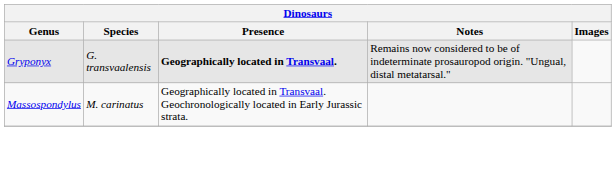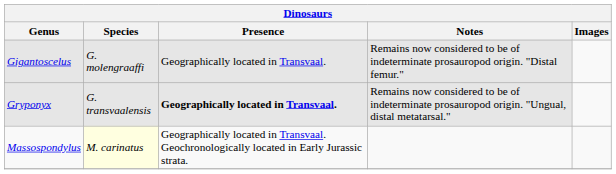+ row: (39, 61)
(115, 104) no background -> (115, 147) lightyellow background
